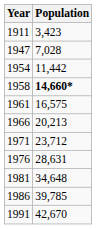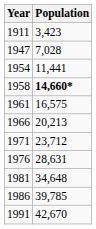(51, 68) 11,442 -> (51, 68) 11,441
